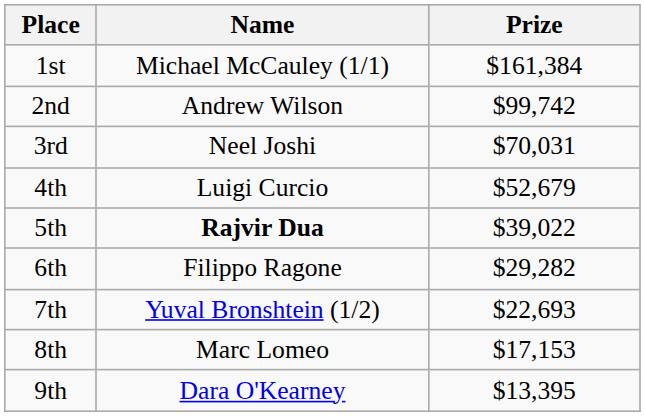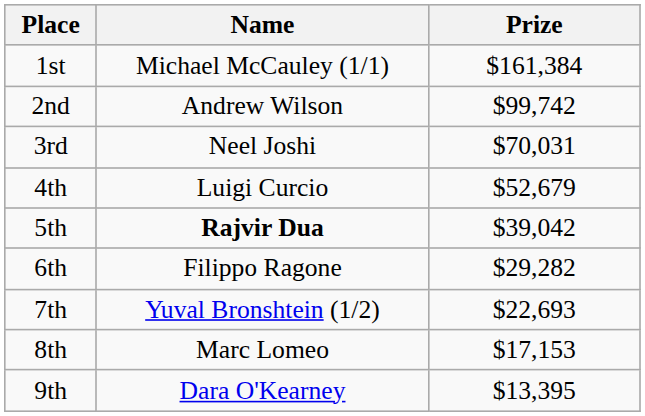(534, 227) $39,022 -> (534, 227) $39,042
